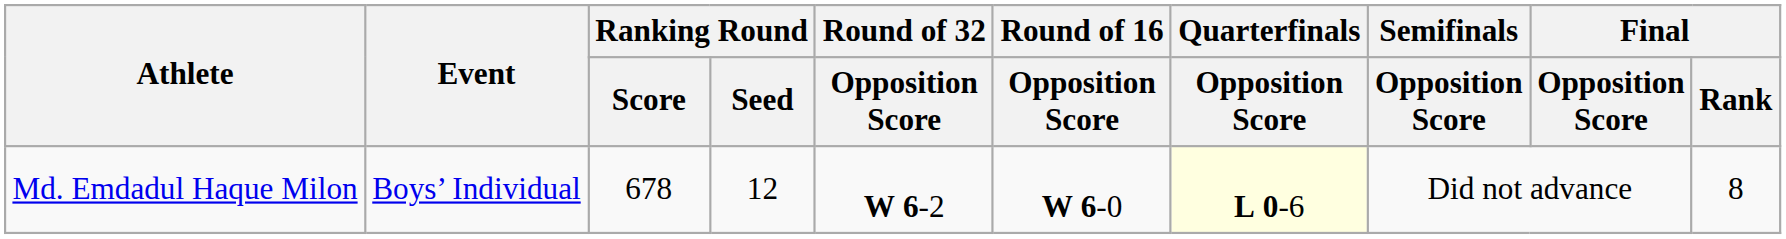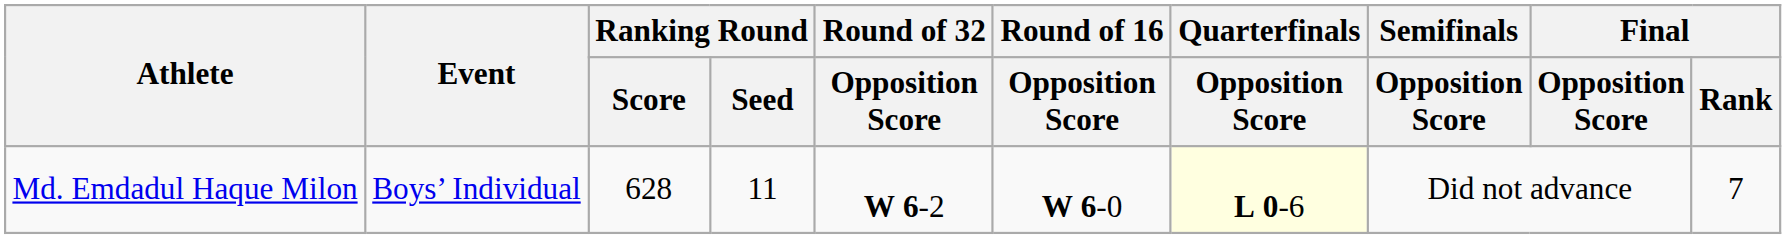(649, 189) 678 -> (649, 189) 628
(762, 189) 12 -> (762, 189) 11
(1736, 189) 8 -> (1736, 189) 7
